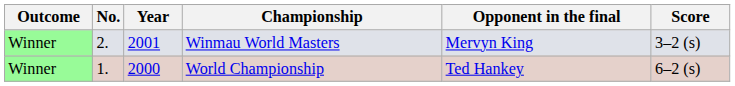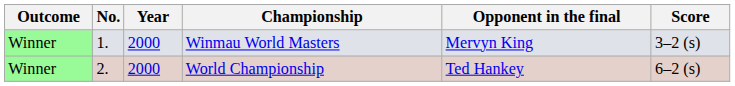(103, 42) 2. -> (103, 42) 1.
(144, 42) 2001 -> (144, 42) 2000
(103, 68) 1. -> (103, 68) 2.
